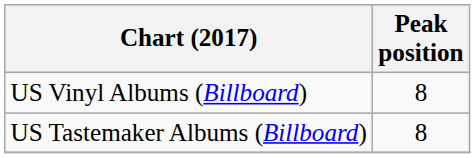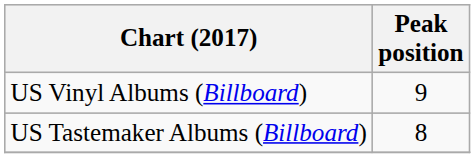(421, 92) 8 -> (421, 92) 9
